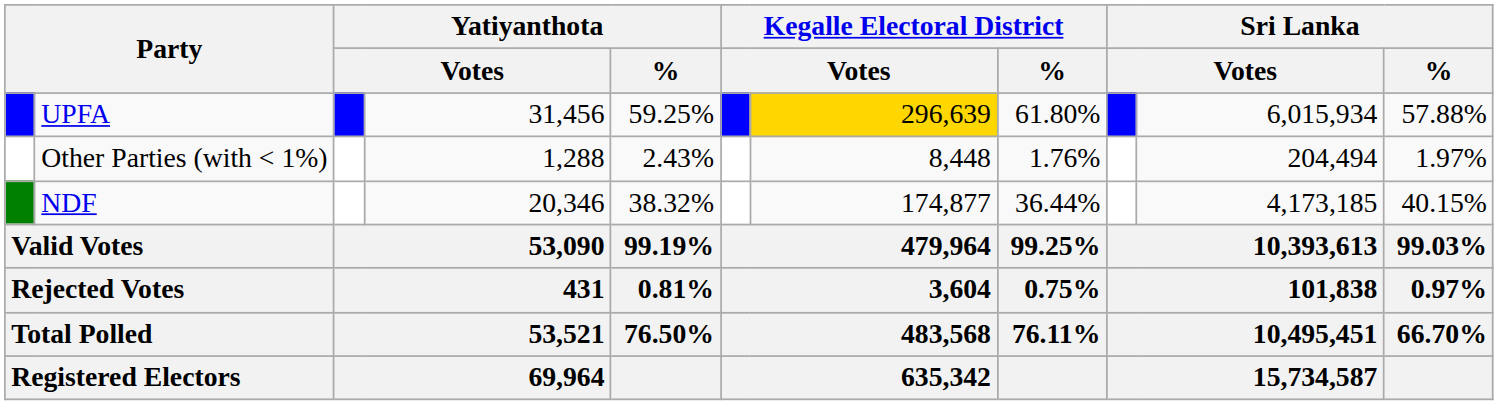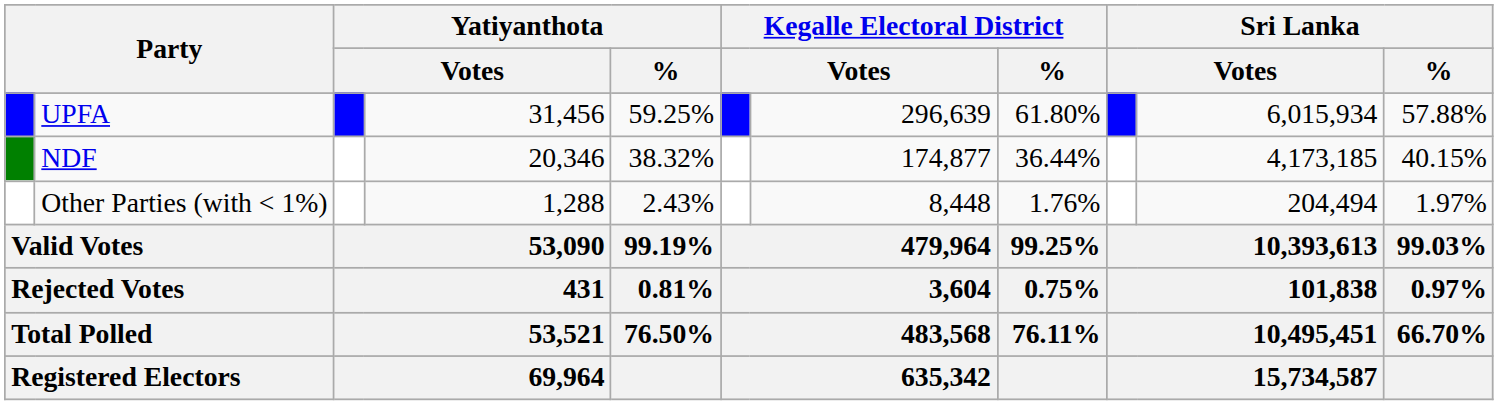(946, 114) gold background -> (946, 114) no background
rows swapped: (69, 202) <-> (184, 158)
